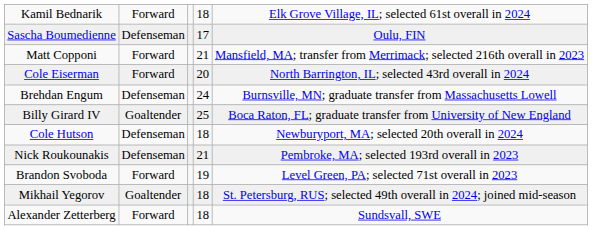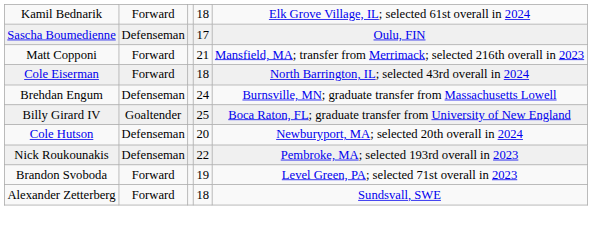(203, 74) 20 -> (203, 74) 18
(203, 134) 18 -> (203, 134) 20
(203, 154) 21 -> (203, 154) 22
- row: (62, 194)
